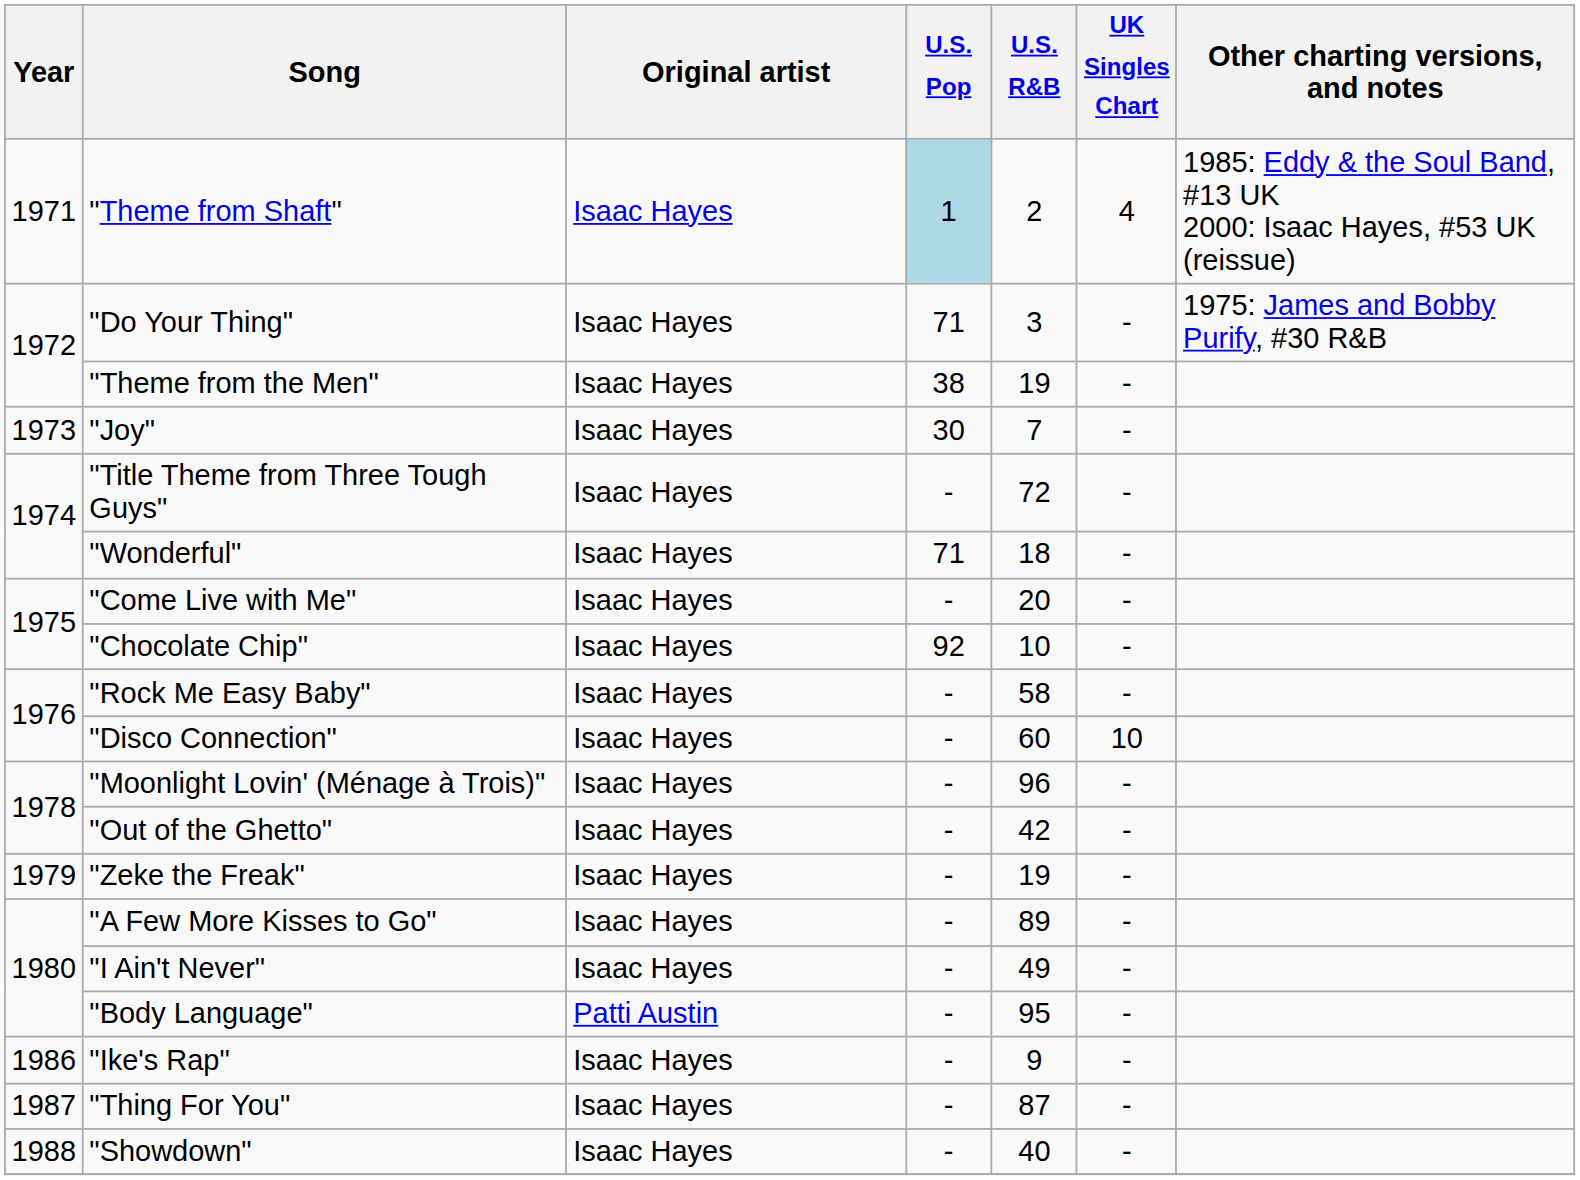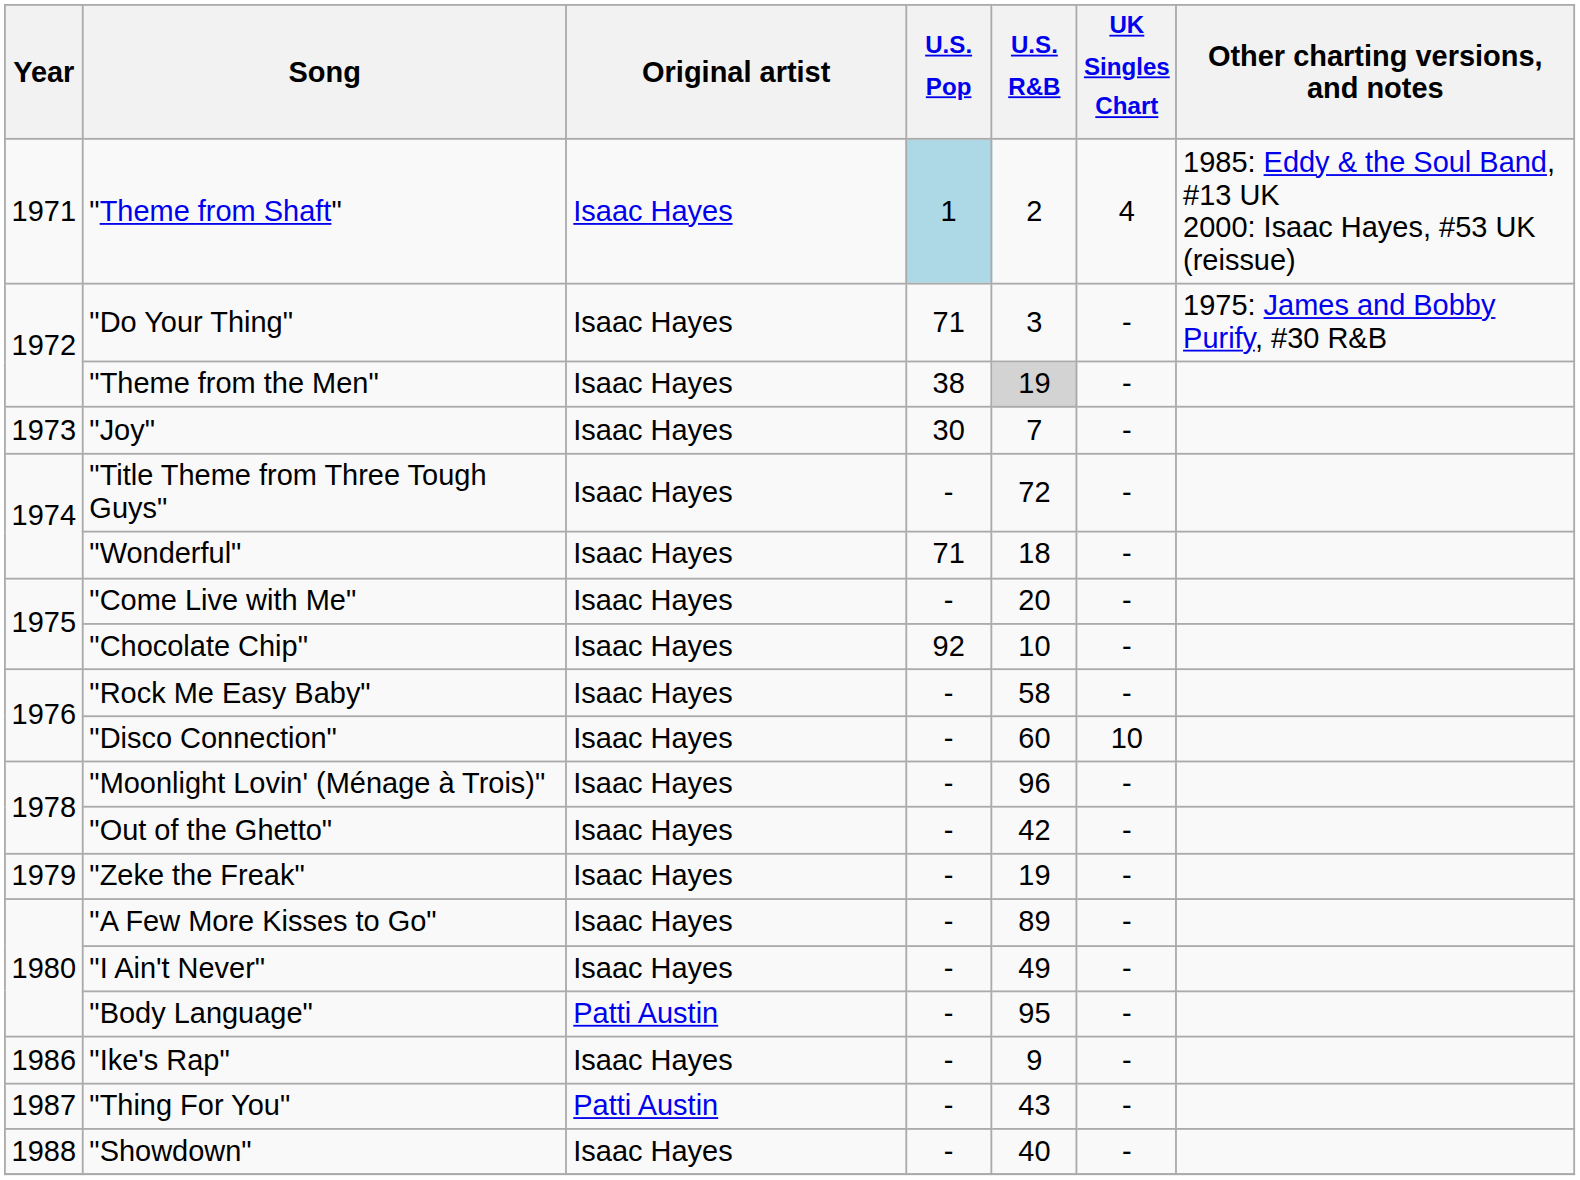(1034, 384) no background -> (1034, 384) lightgrey background
(653, 1105) Isaac Hayes -> (646, 1105) Patti Austin
(1034, 1105) 87 -> (1034, 1105) 43
